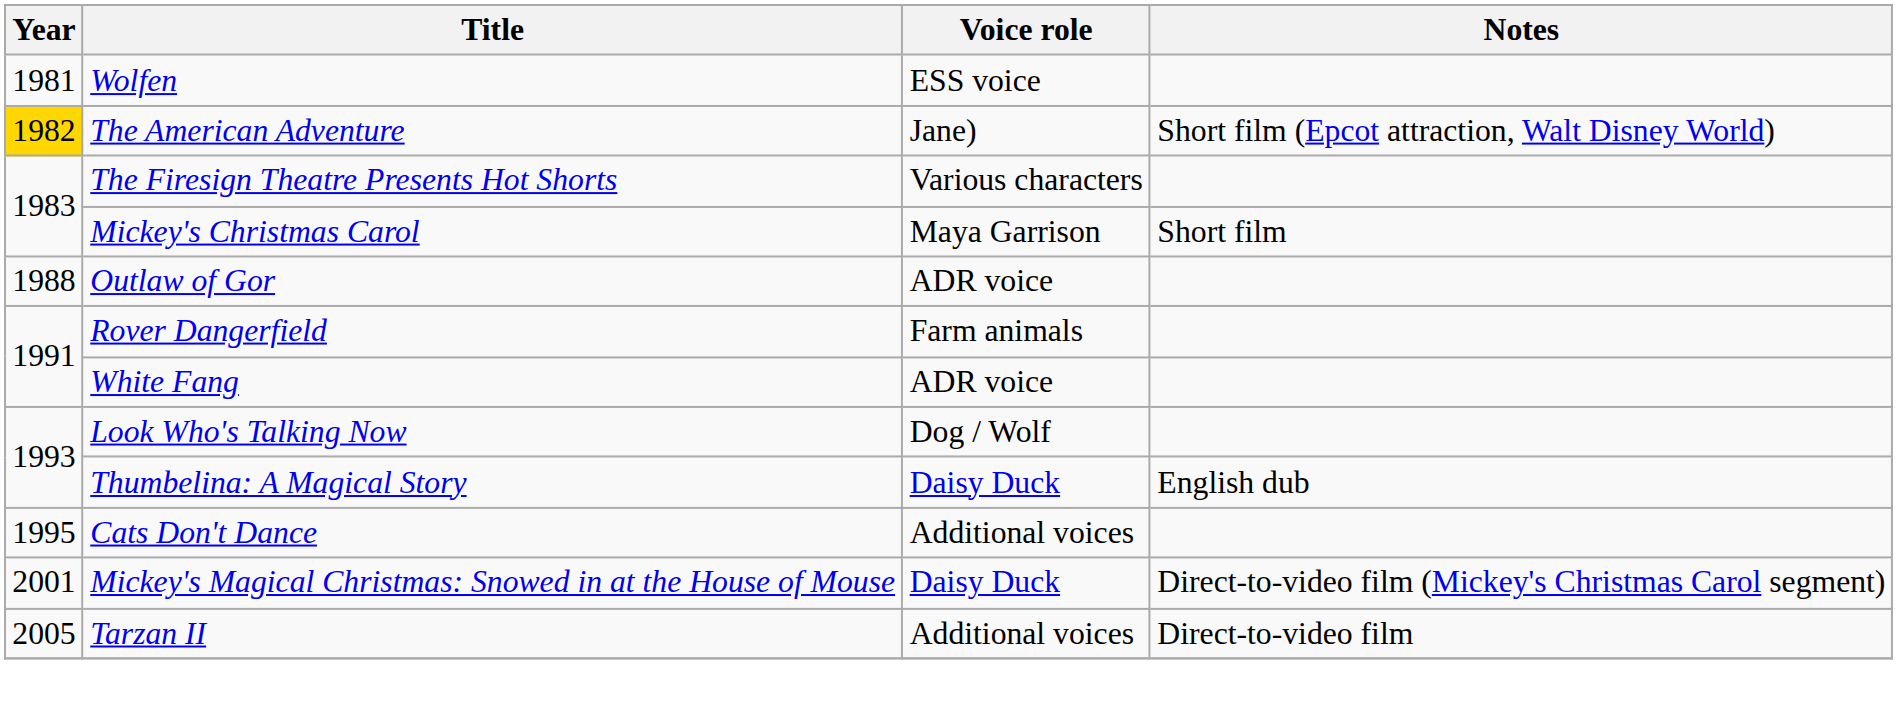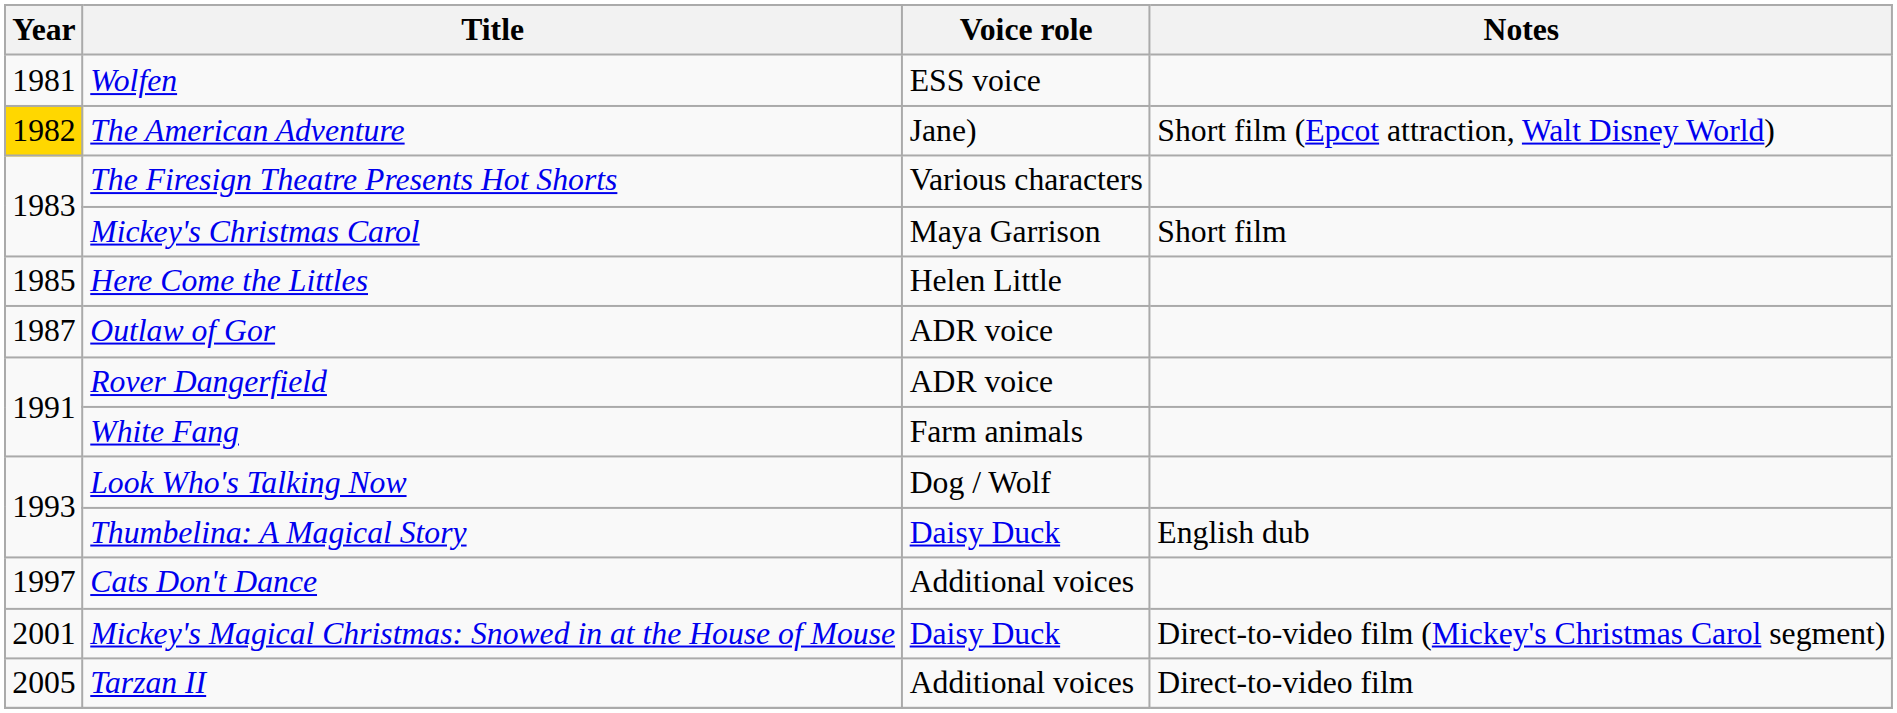+ row: (229, 280)
(44, 280) 1988 -> (44, 331) 1987
(996, 331) Farm animals -> (981, 381) ADR voice
(981, 381) ADR voice -> (996, 431) Farm animals
(44, 532) 1995 -> (44, 582) 1997
